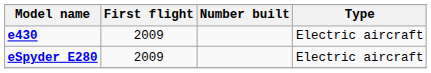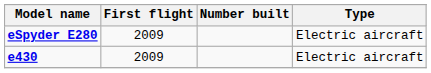rows swapped: (53, 57) <-> (23, 36)
